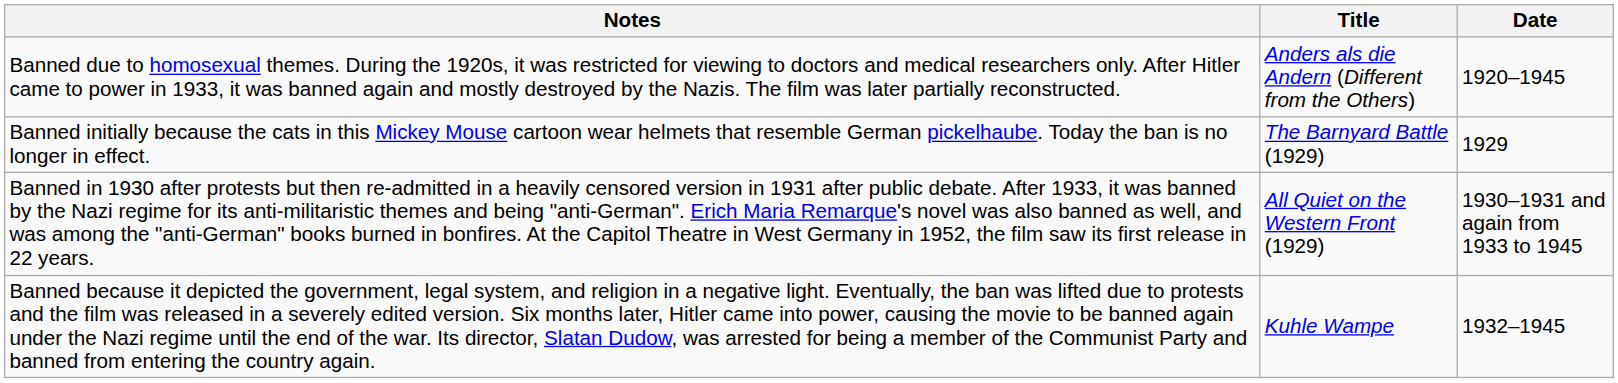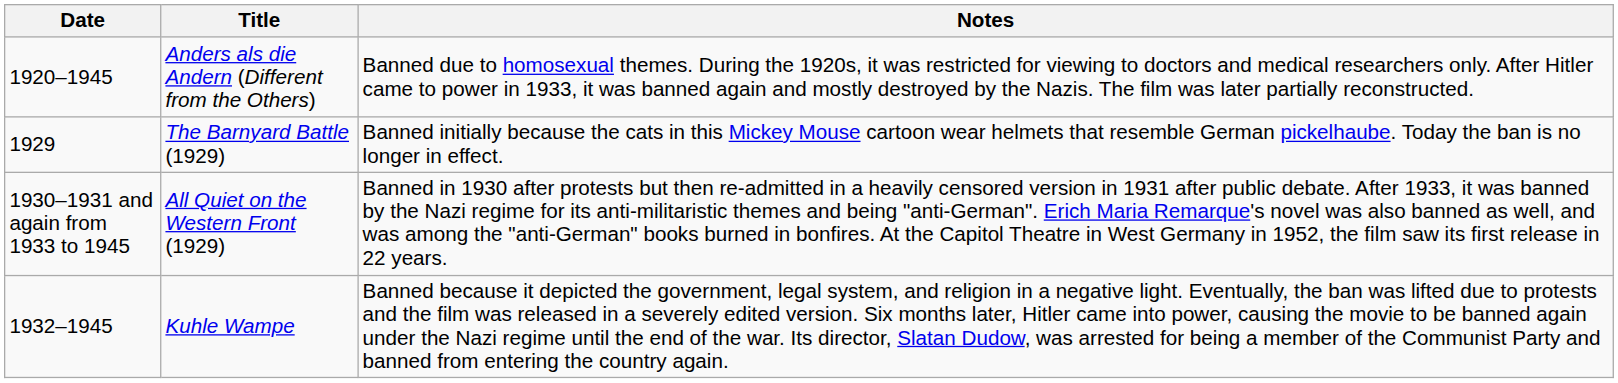columns swapped: (1535, 20) <-> (632, 20)
